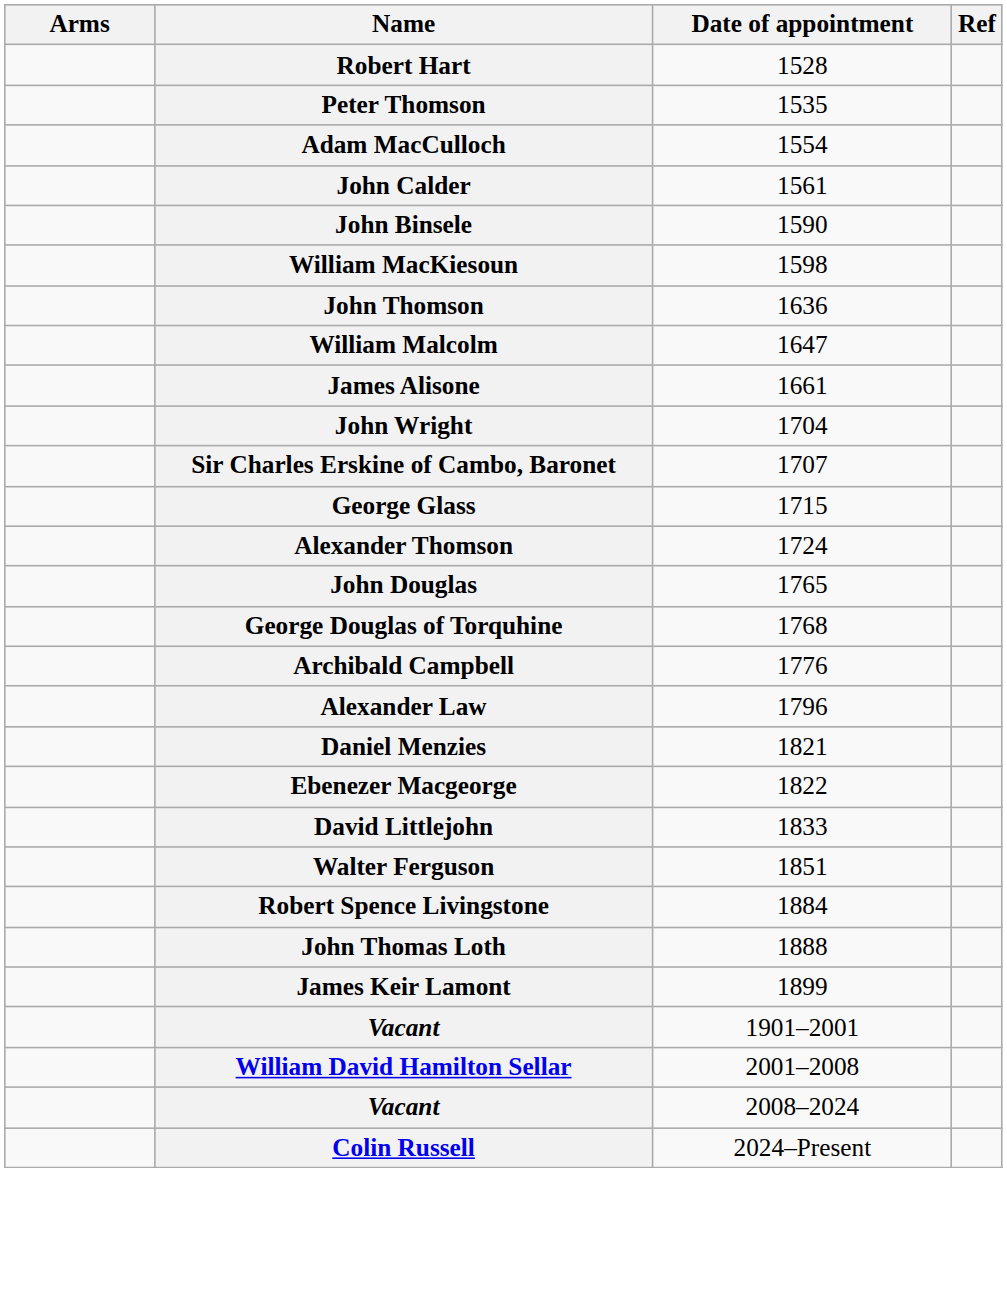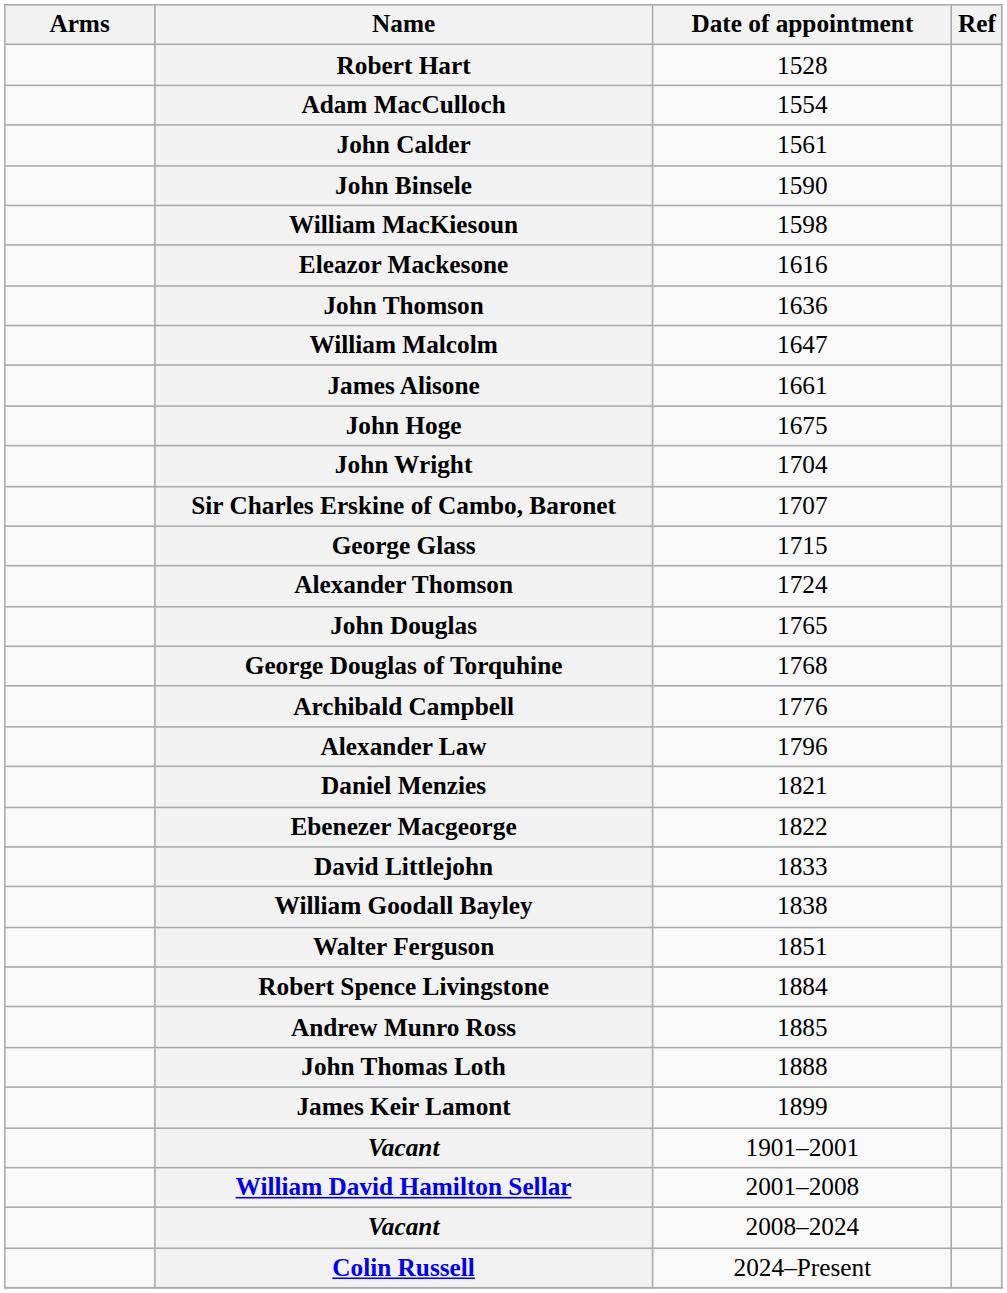- row: (404, 104)
+ row: (404, 265)
+ row: (404, 425)
+ row: (404, 906)
+ row: (404, 1026)
